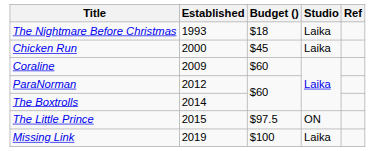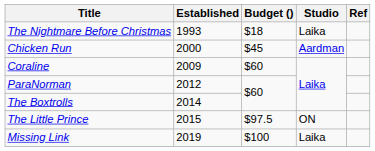(317, 48) Laika -> (321, 48) Aardman
